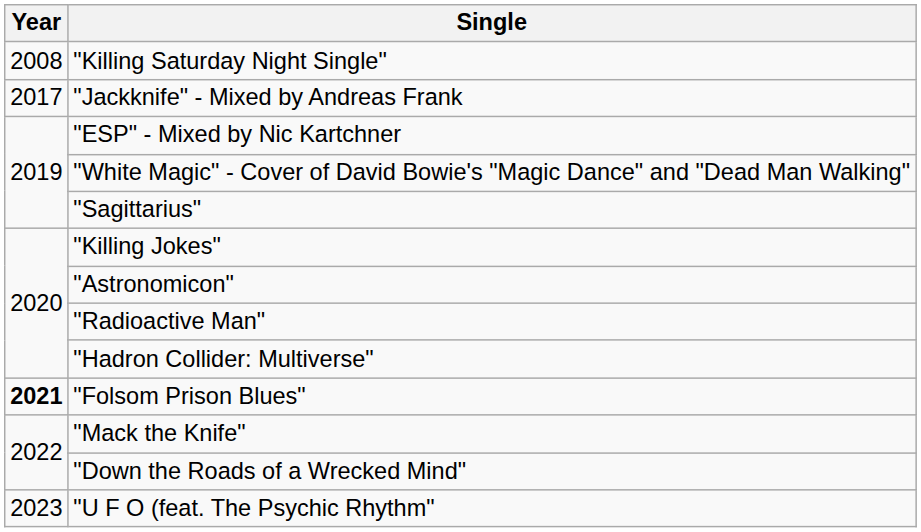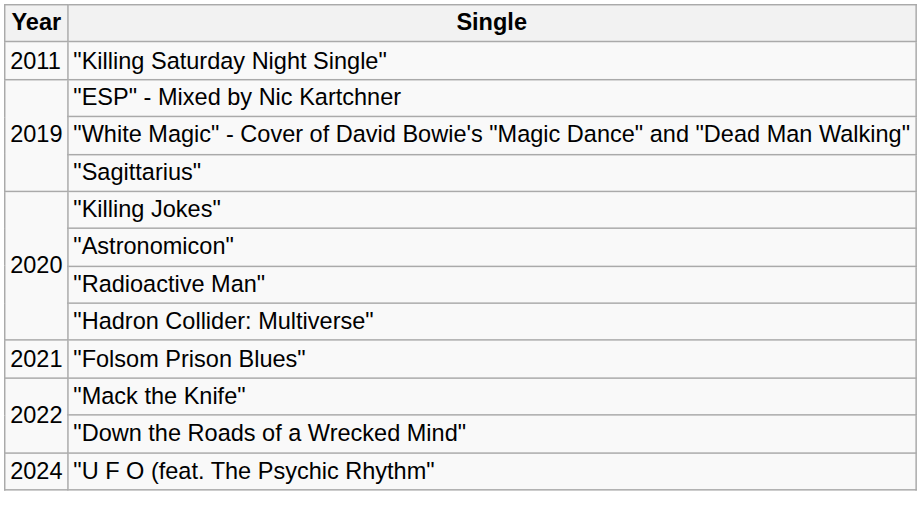(36, 60) 2008 -> (35, 60) 2011
- row: (268, 97)
(36, 396) bold -> (36, 358) normal
(36, 508) 2023 -> (36, 470) 2024
